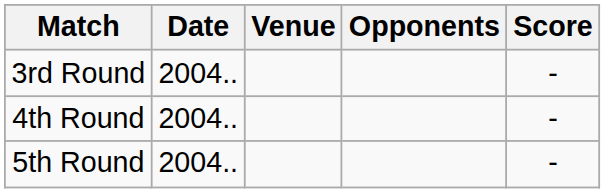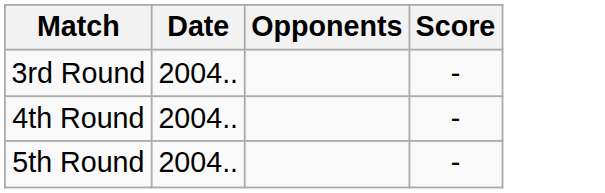- column: (293, 27)
